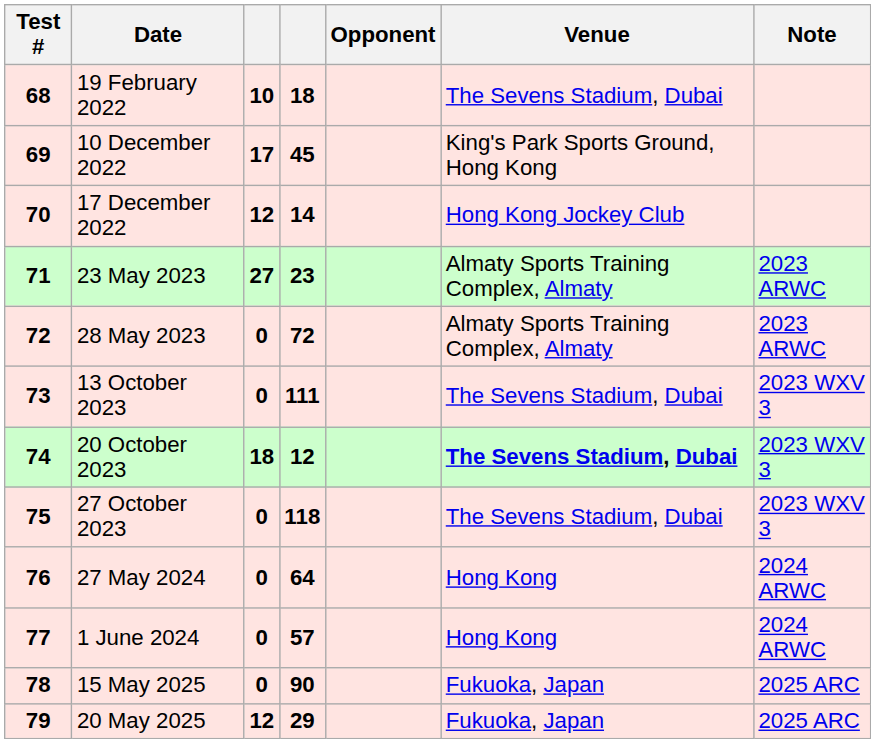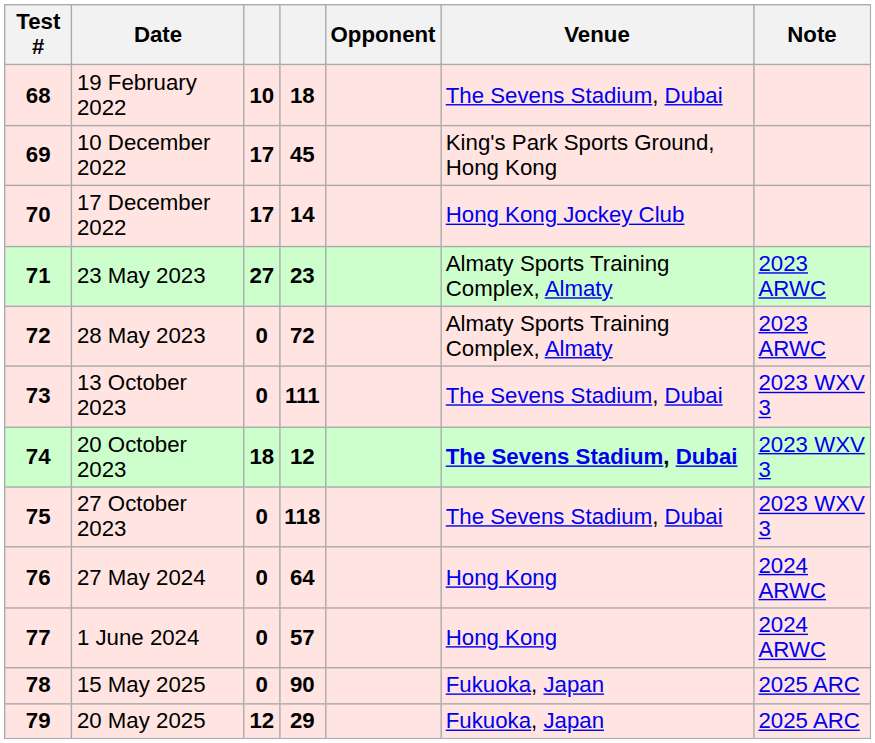(262, 215) 12 -> (262, 215) 17
